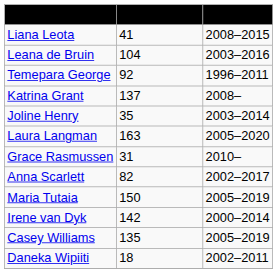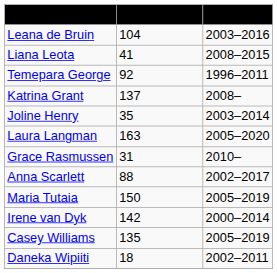rows swapped: (41, 34) <-> (51, 55)
(126, 177) 82 -> (126, 177) 88
